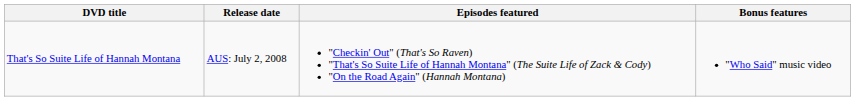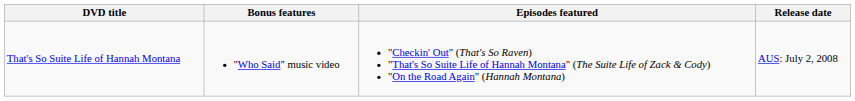columns swapped: (252, 13) <-> (773, 13)
